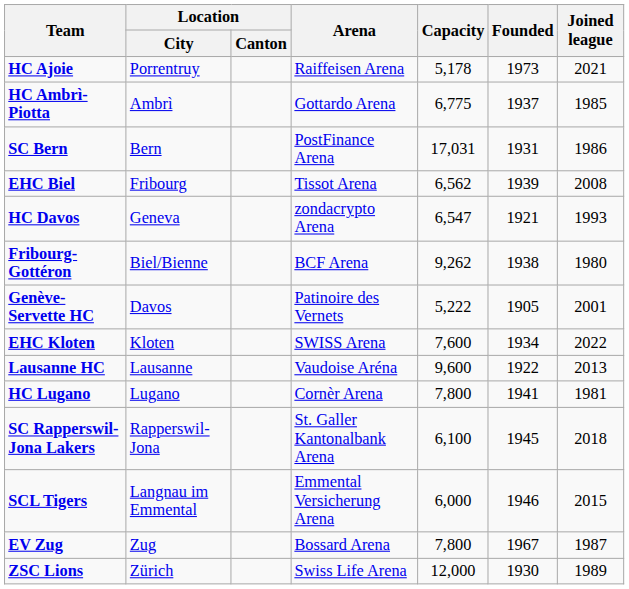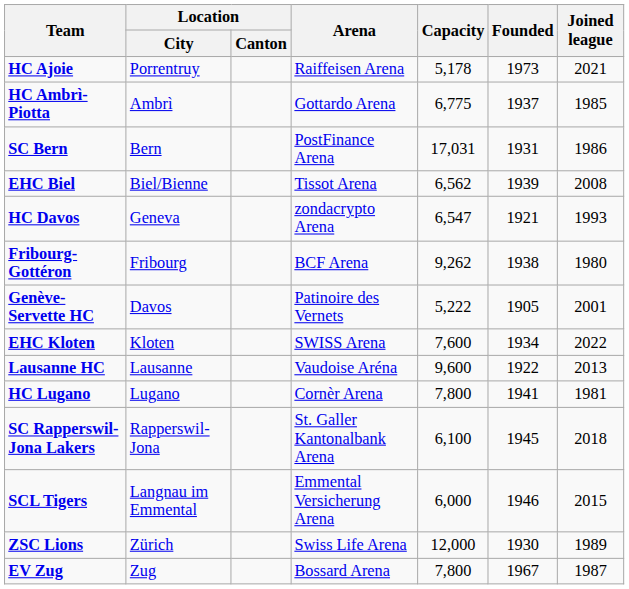(158, 183) Fribourg -> (169, 183) Biel/Bienne
(169, 262) Biel/Bienne -> (158, 262) Fribourg
rows swapped: (46, 570) <-> (36, 545)
